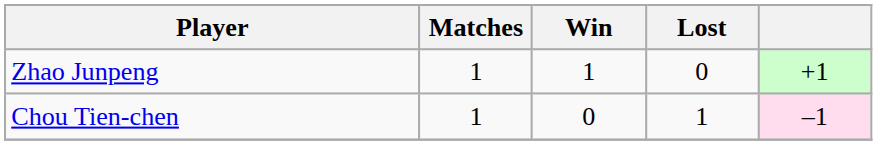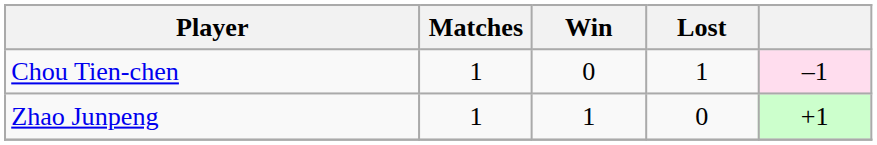rows swapped: (95, 115) <-> (85, 71)
